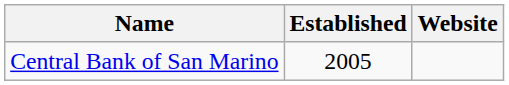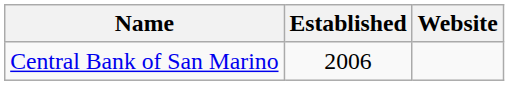(348, 60) 2005 -> (348, 60) 2006
